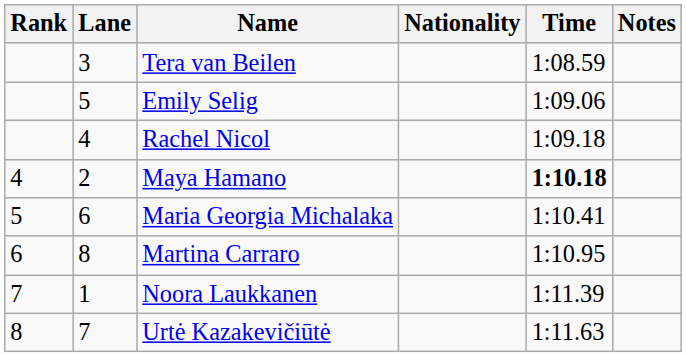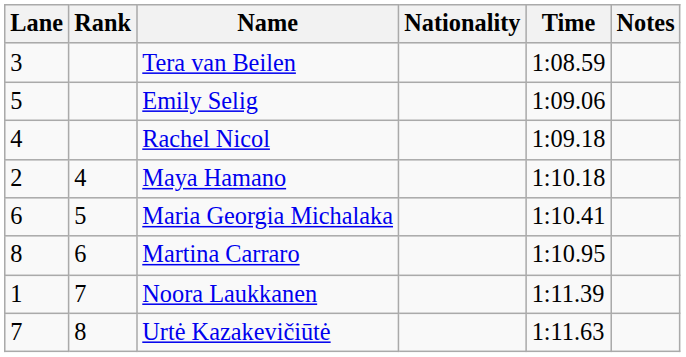columns swapped: (39, 23) <-> (105, 23)
(569, 178) bold -> (568, 178) normal
